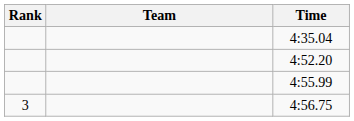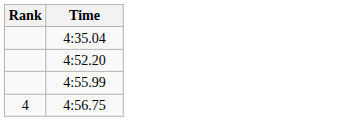- column: (159, 15)
(25, 104) 3 -> (25, 104) 4
